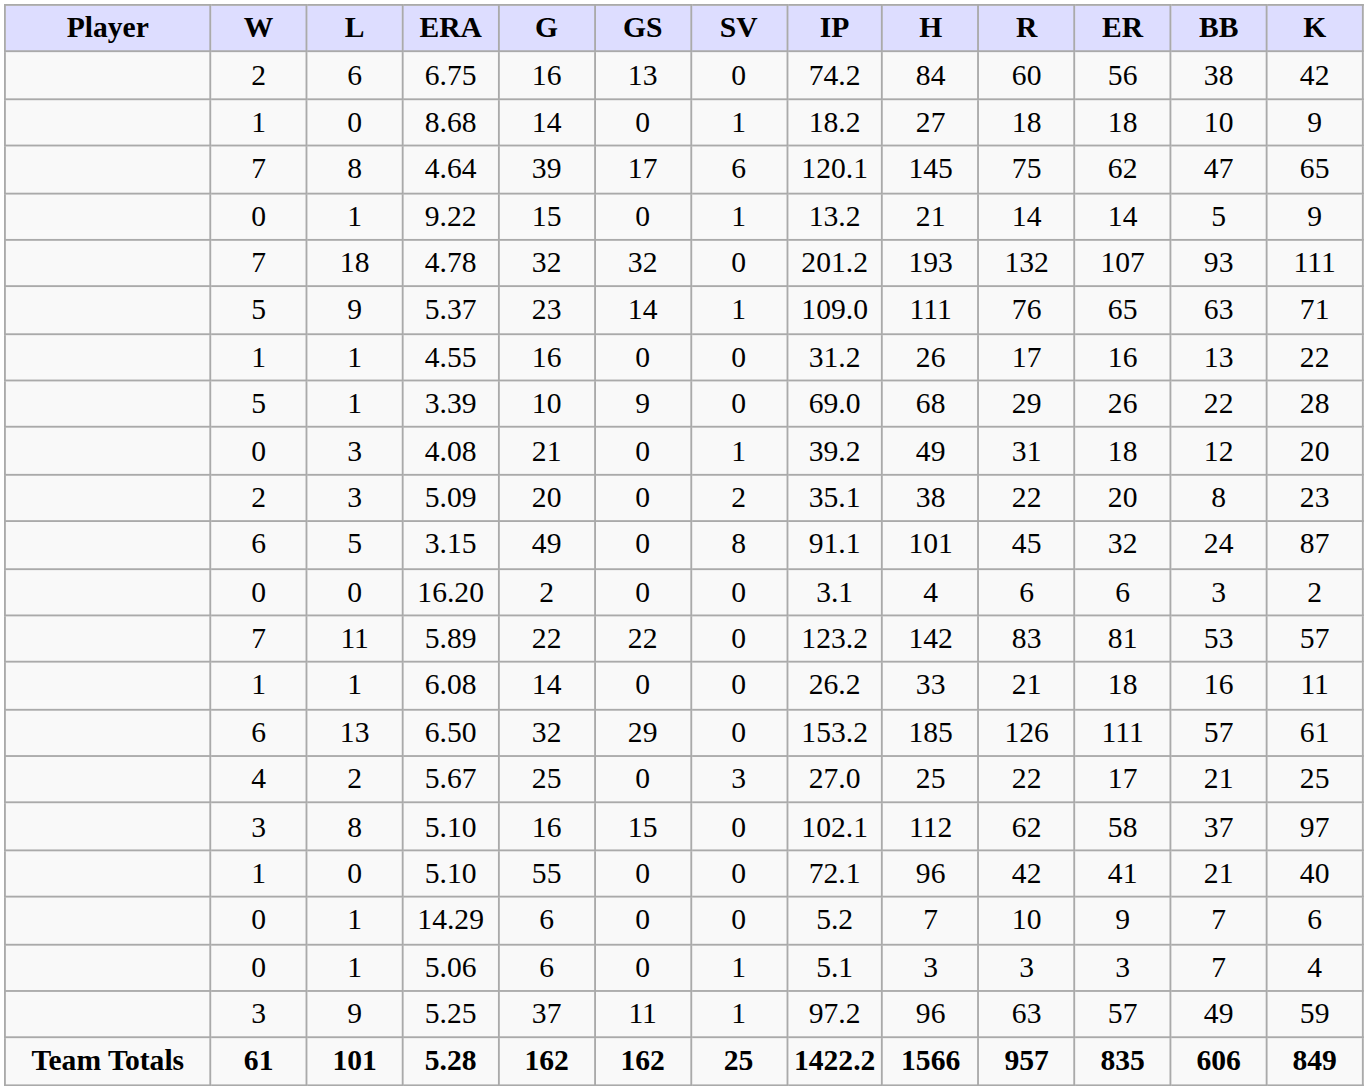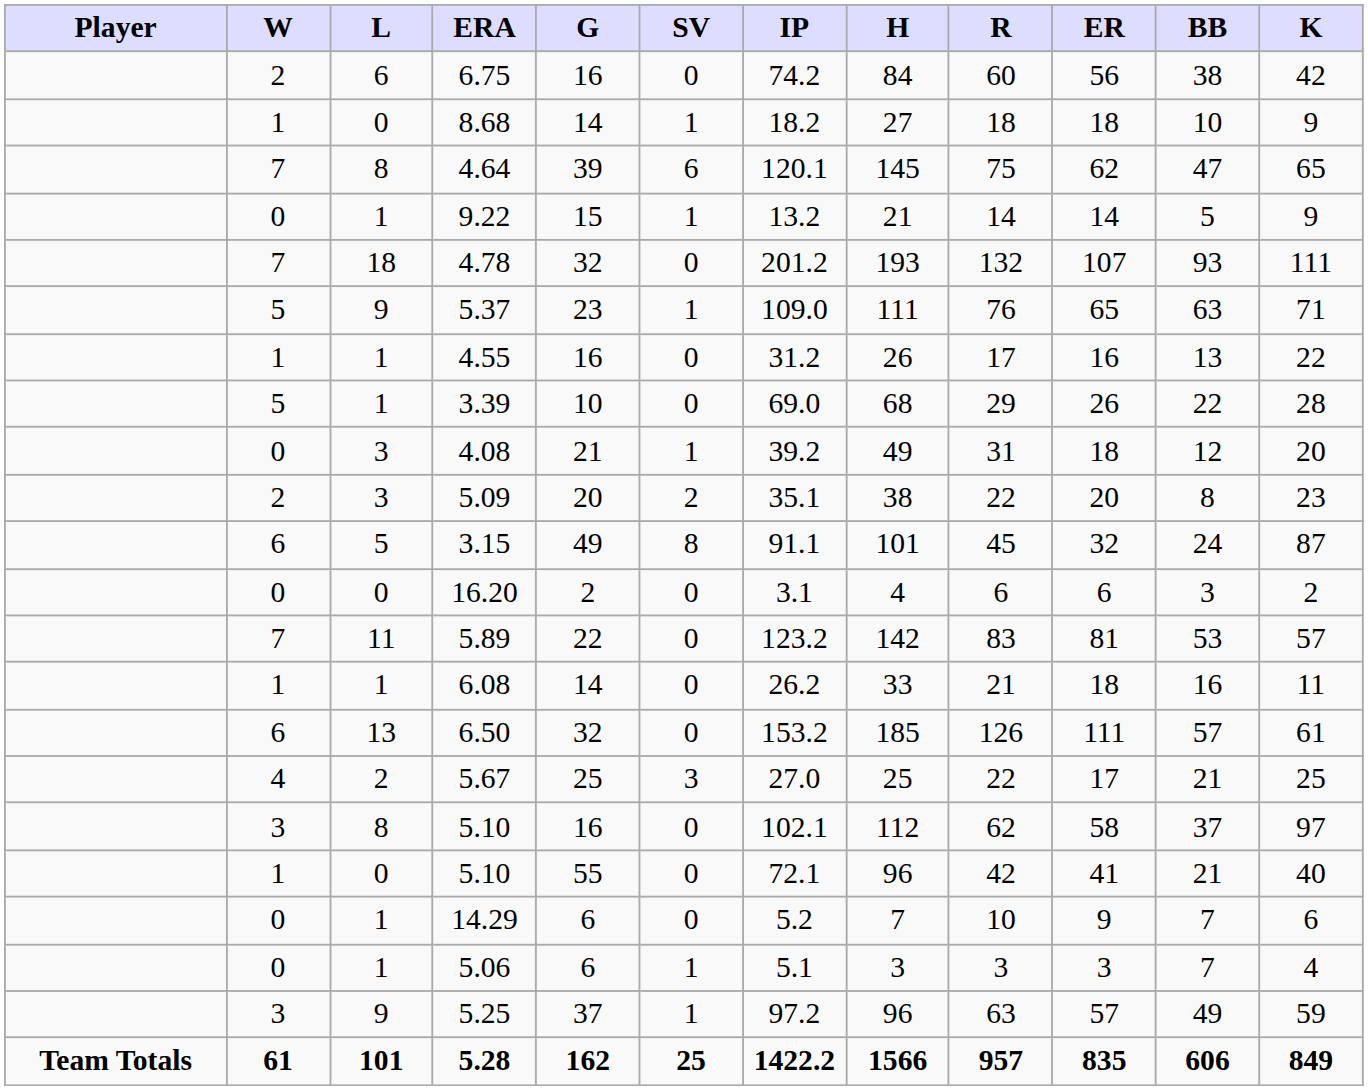- column: (643, 27)
